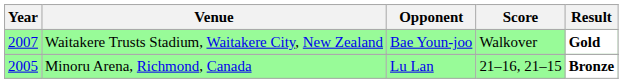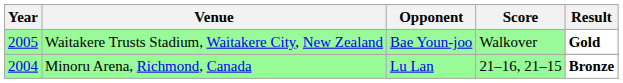(23, 41) 2007 -> (23, 41) 2005
(23, 66) 2005 -> (23, 66) 2004
